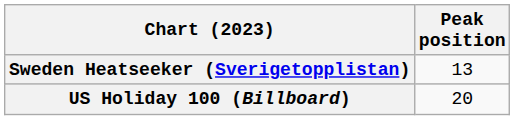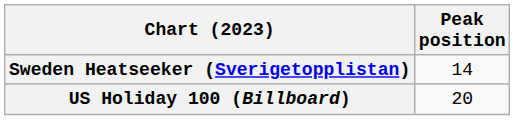(462, 70) 13 -> (462, 70) 14
